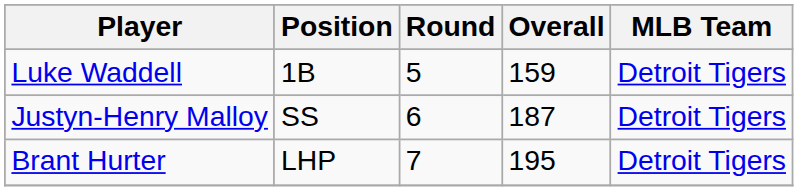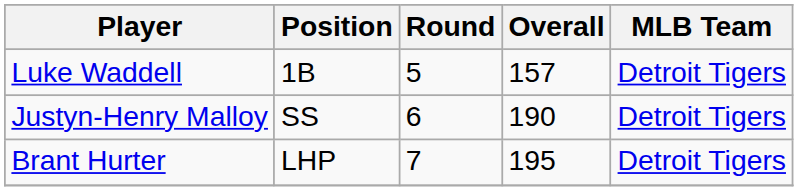(532, 71) 159 -> (532, 71) 157
(532, 116) 187 -> (532, 116) 190
